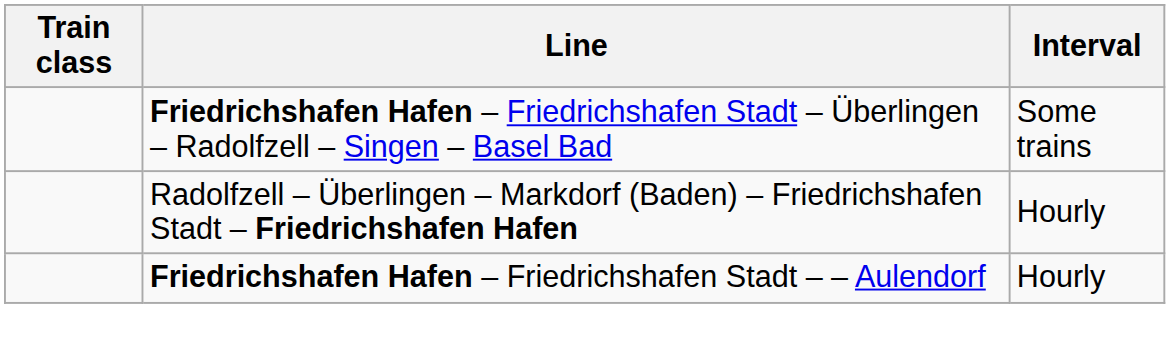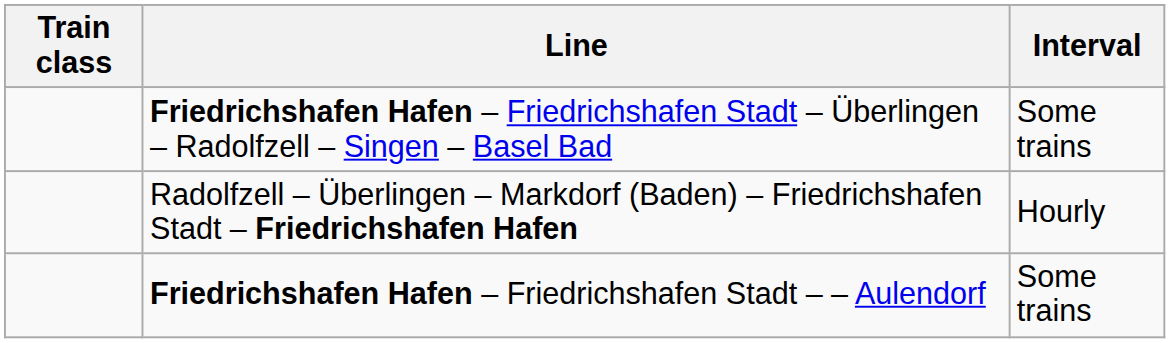(1061, 277) Hourly -> (1057, 294) Some trains
